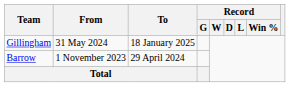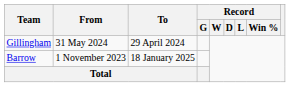(163, 43) 18 January 2025 -> (158, 43) 29 April 2024
(158, 58) 29 April 2024 -> (163, 58) 18 January 2025
